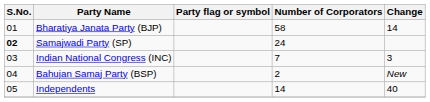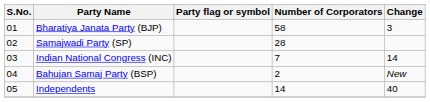(392, 27) 14 -> (390, 27) 3
(12, 43) bold -> (12, 43) normal
(280, 43) 24 -> (280, 43) 28
(390, 58) 3 -> (392, 58) 14
